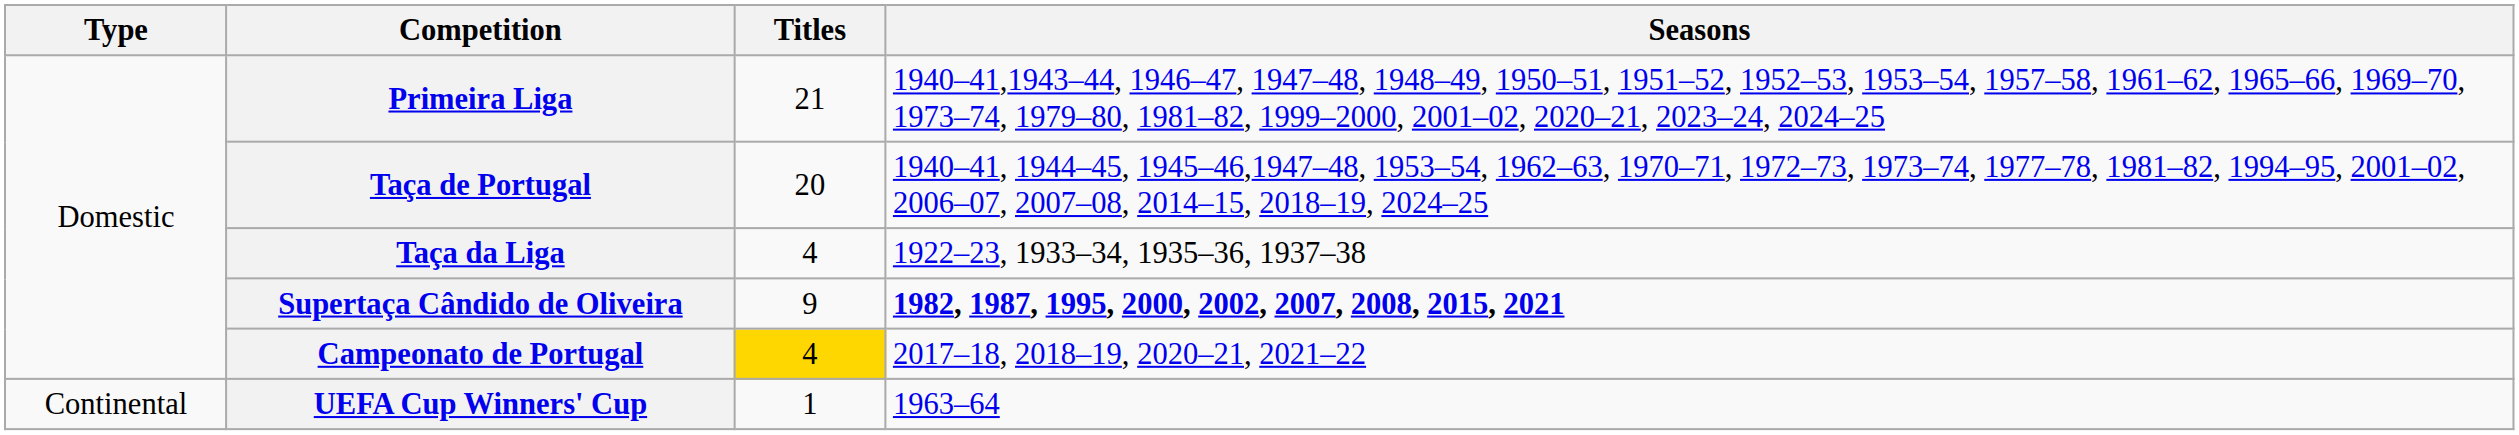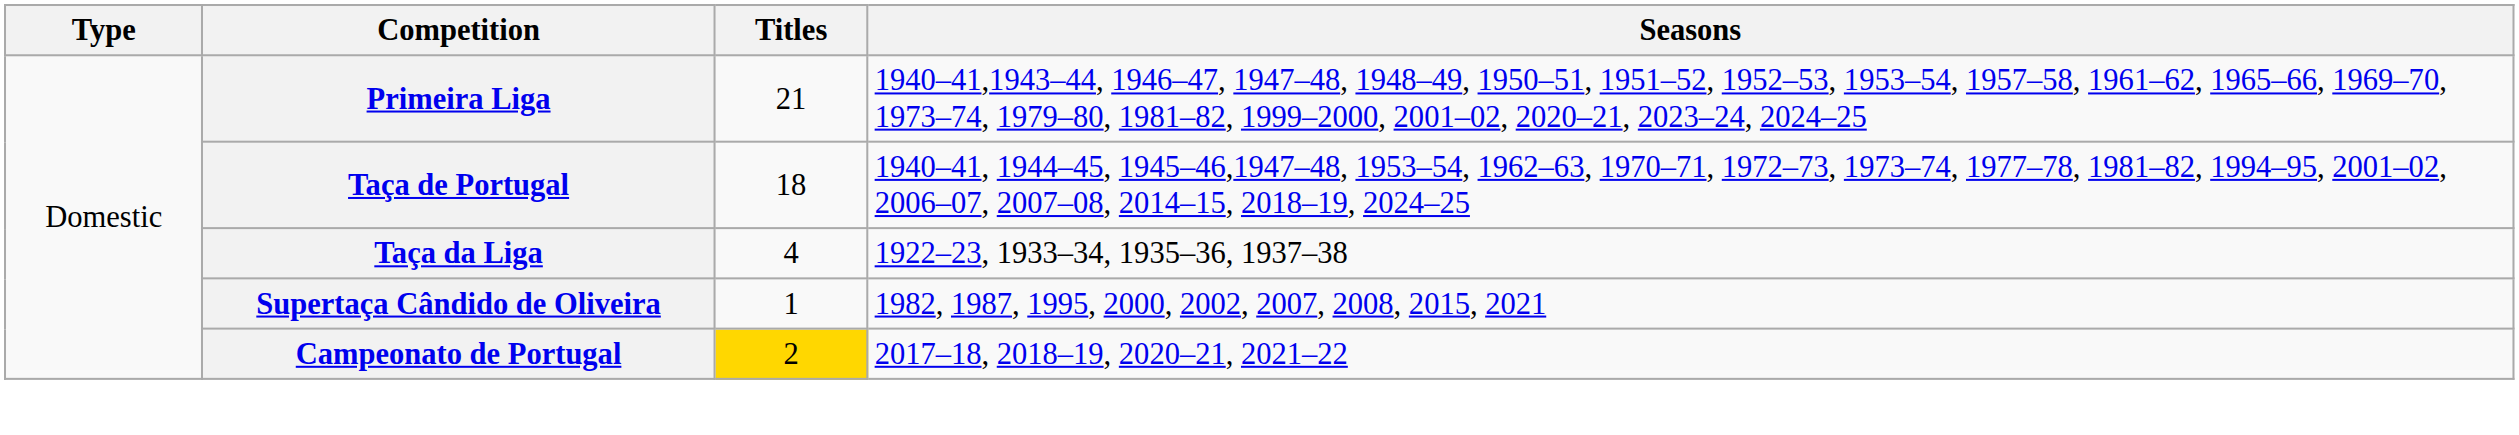(810, 184) 20 -> (791, 184) 18
(810, 303) 9 -> (791, 303) 1
(1229, 303) bold -> (1210, 303) normal
(810, 354) 4 -> (791, 354) 2
- row: (480, 404)
